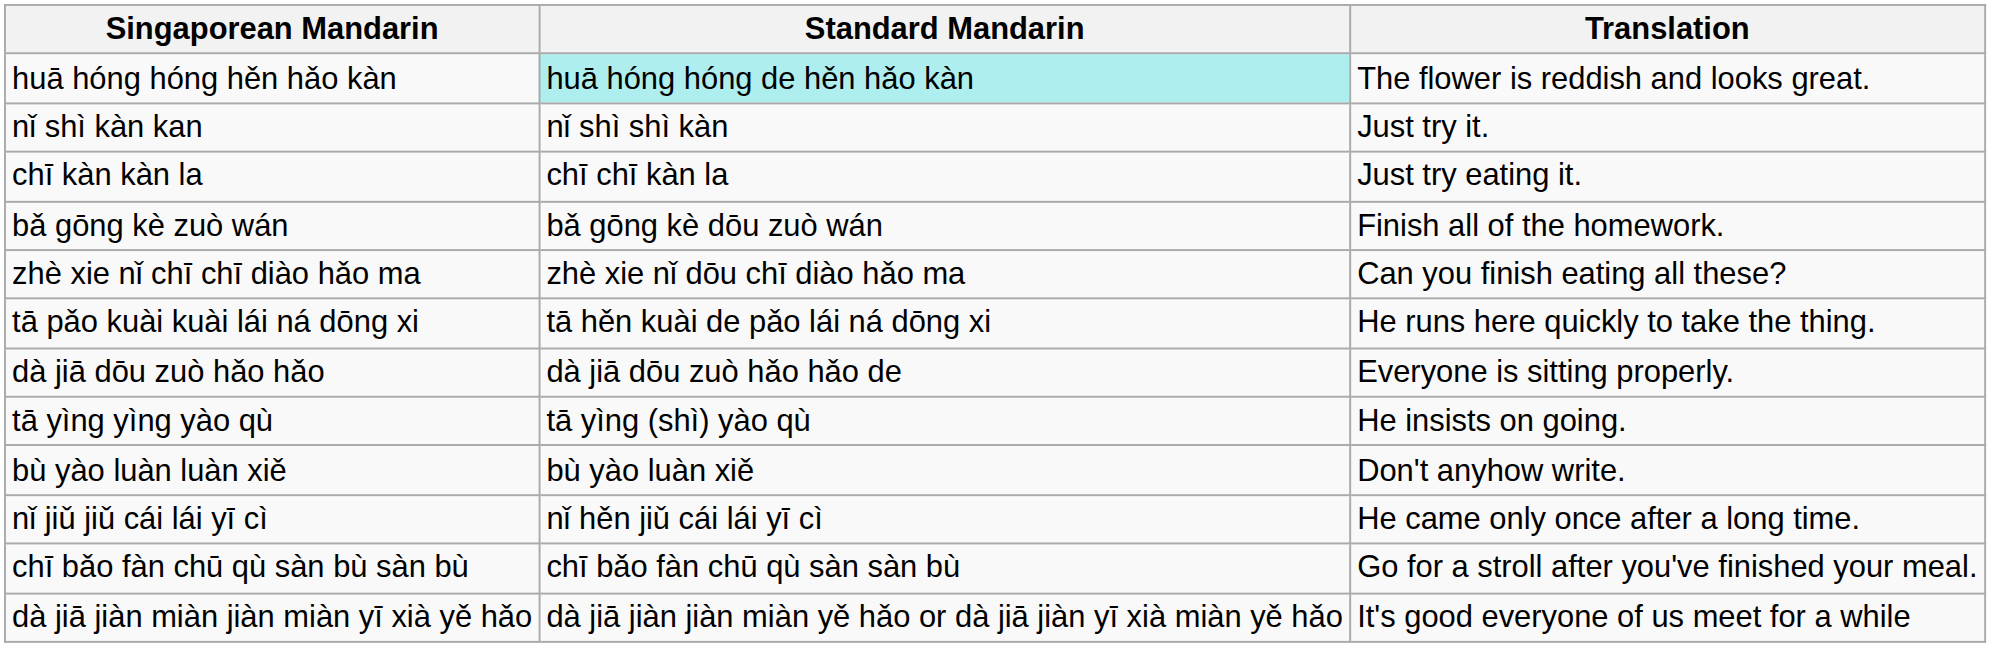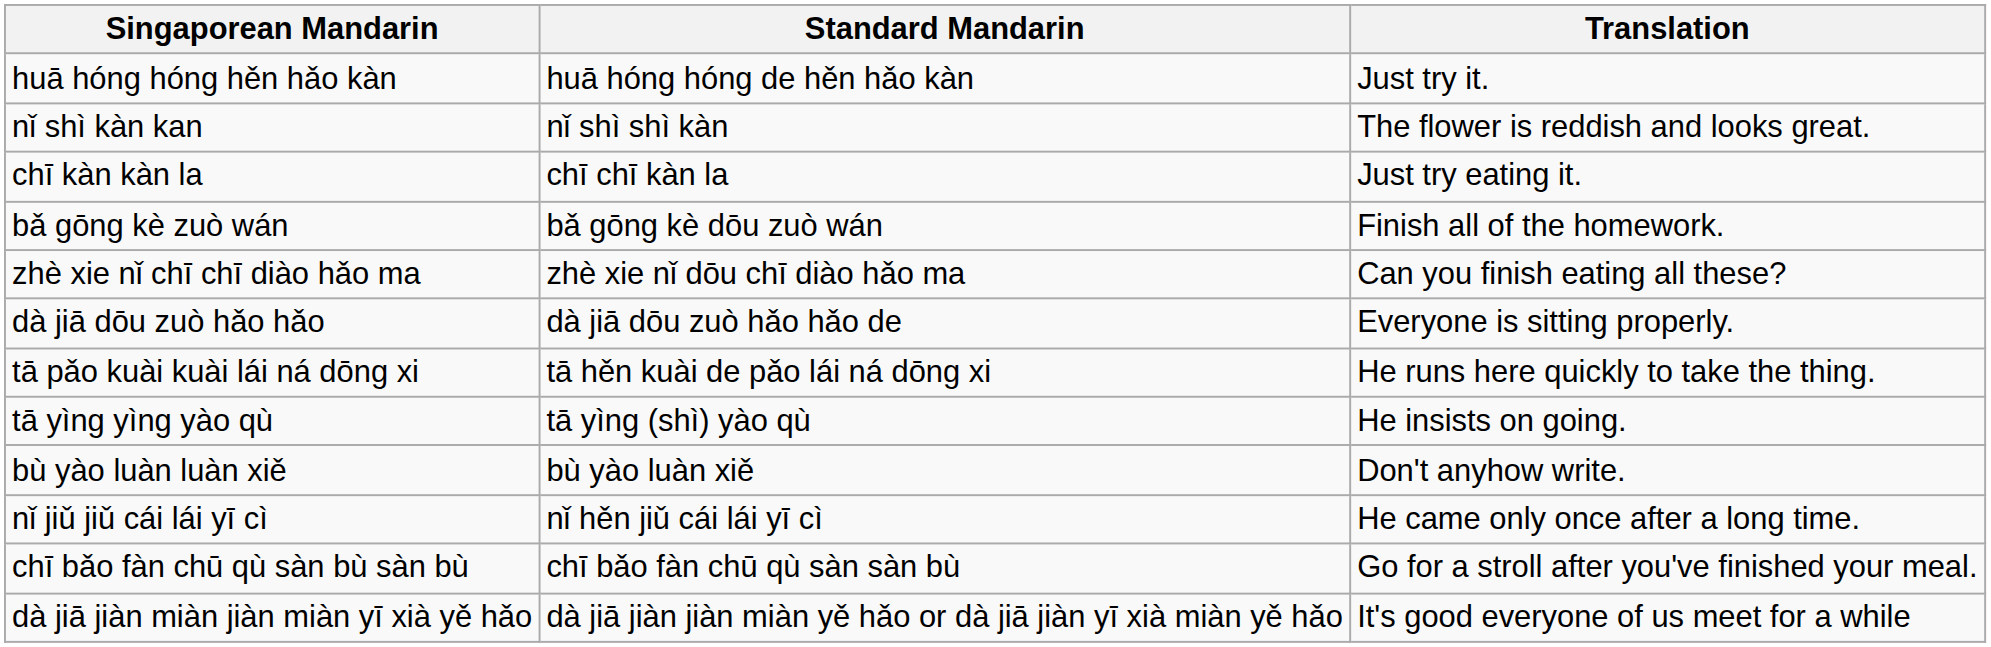(760, 77) paleturquoise background -> (760, 77) no background
(1614, 77) The flower is reddish and looks great. -> (1423, 77) Just try it.
(1423, 126) Just try it. -> (1614, 126) The flower is reddish and looks great.
rows swapped: (168, 371) <-> (216, 322)
